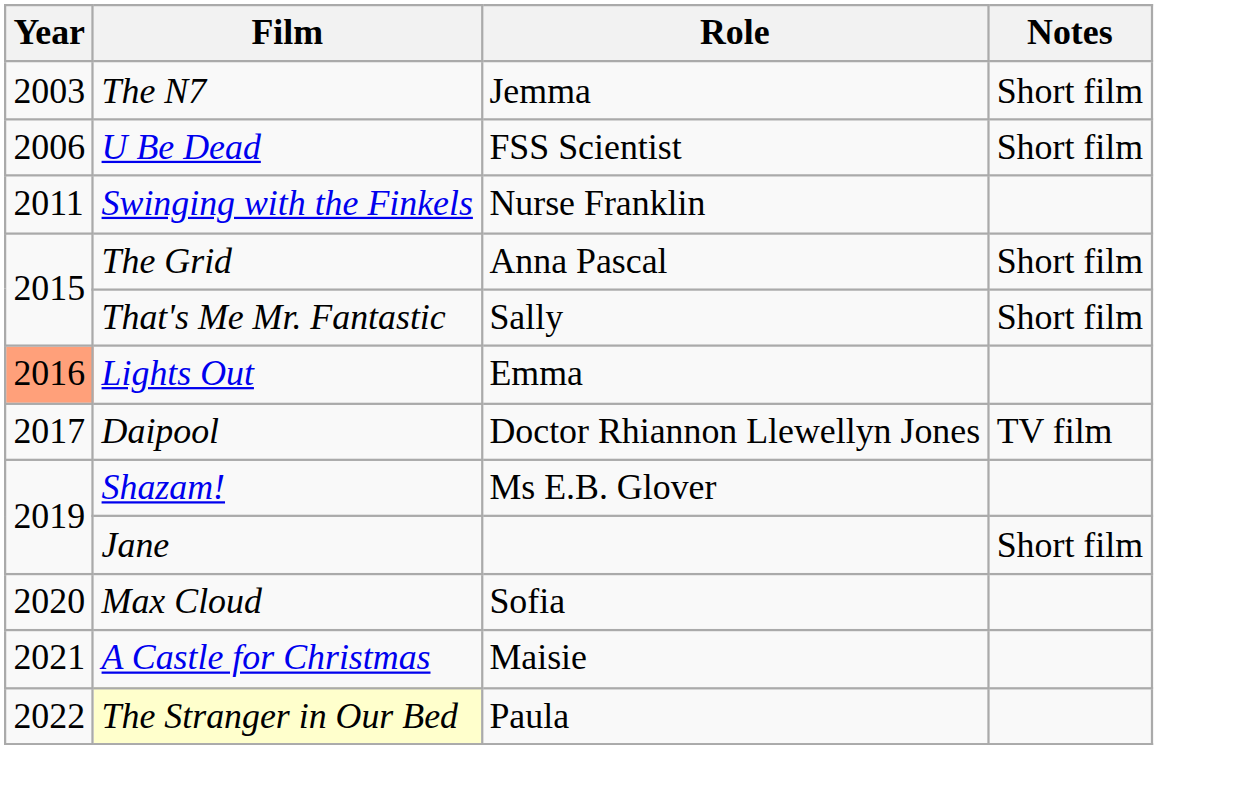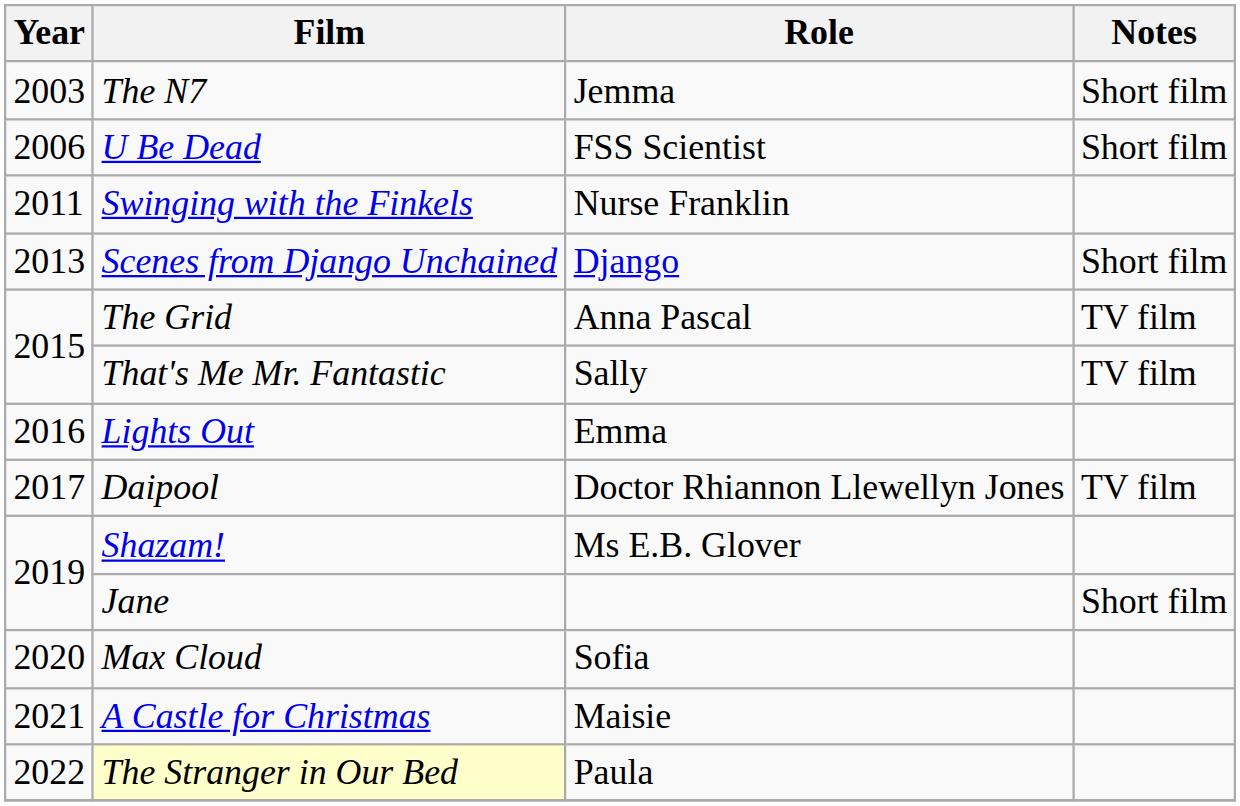+ row: (329, 260)
(1070, 260) Short film -> (1139, 317) TV film
(1070, 317) Short film -> (1139, 373) TV film
(49, 373) lightsalmon background -> (49, 430) no background
